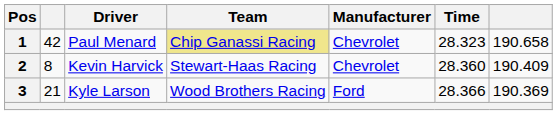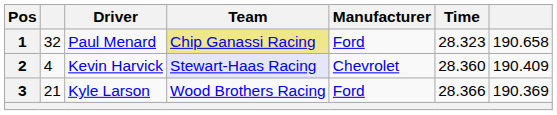(52, 42) 42 -> (52, 42) 32
(366, 42) Chevrolet -> (349, 42) Ford
(48, 66) 8 -> (48, 66) 4
(243, 66) no background -> (243, 66) lavender background
